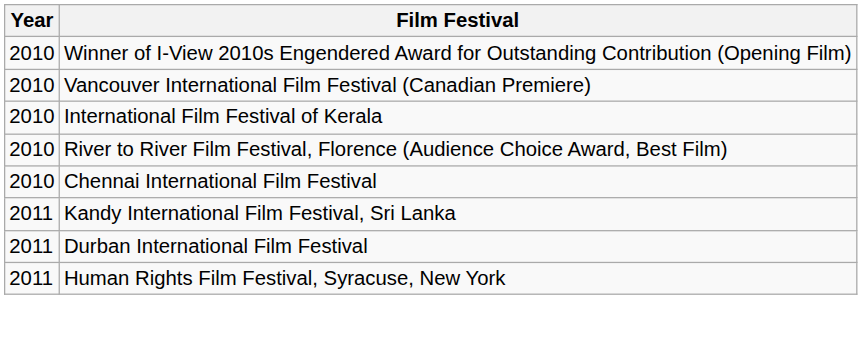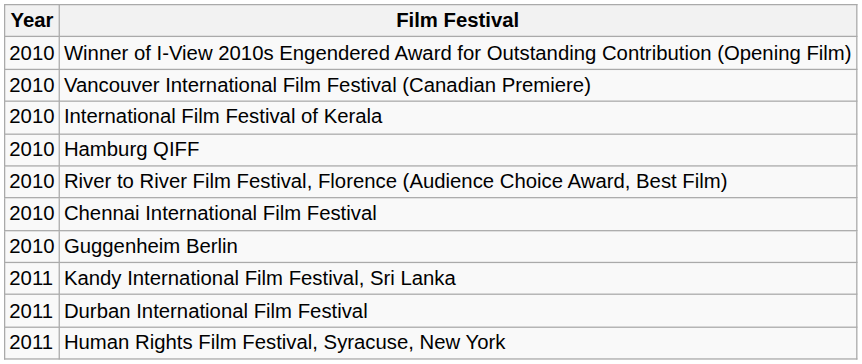+ row: (132, 149)
+ row: (151, 246)
